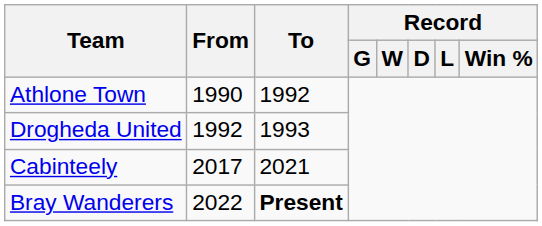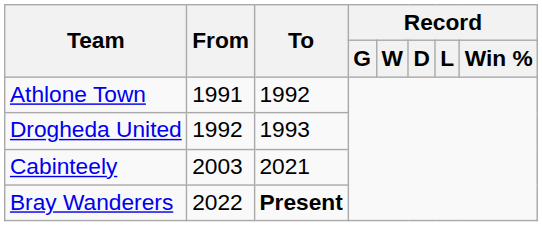(217, 94) 1990 -> (217, 94) 1991
(217, 166) 2017 -> (217, 166) 2003
